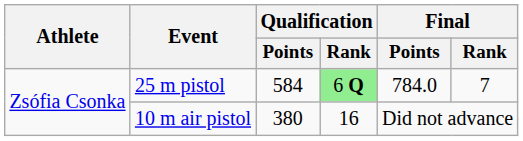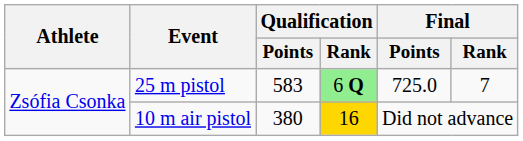(288, 85) 584 -> (288, 85) 583
(414, 85) 784.0 -> (414, 85) 725.0
(349, 118) no background -> (349, 118) gold background
